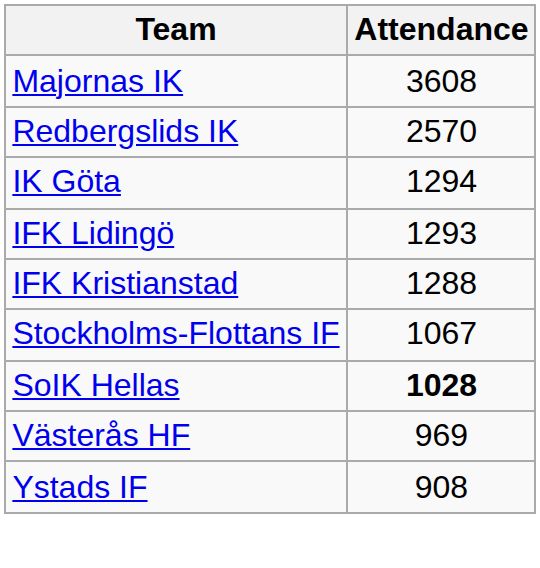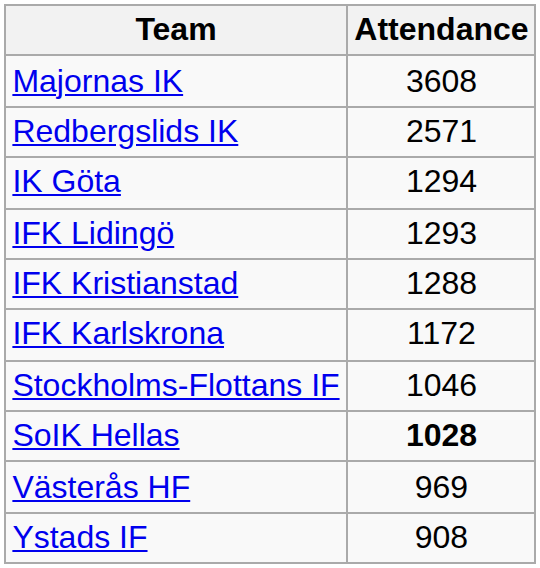(441, 131) 2570 -> (441, 131) 2571
+ row: (118, 334)
(441, 334) 1067 -> (441, 385) 1046
